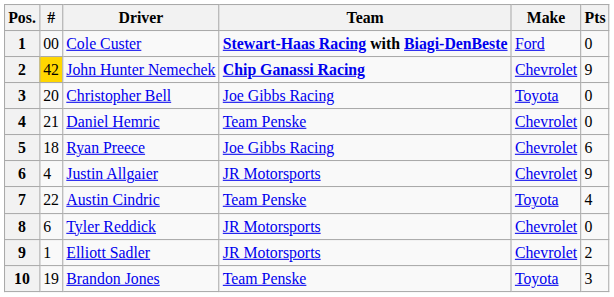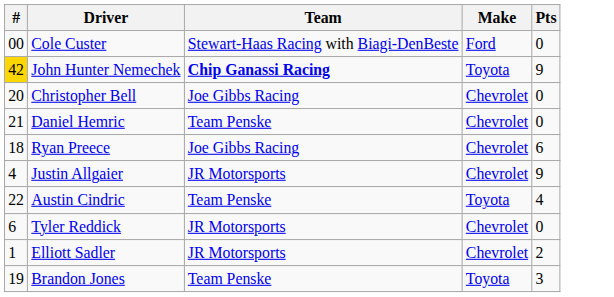- column: (22, 17)
(365, 43) bold -> (323, 43) normal
(546, 69) Chevrolet -> (488, 69) Toyota
(537, 95) Toyota -> (497, 95) Chevrolet
